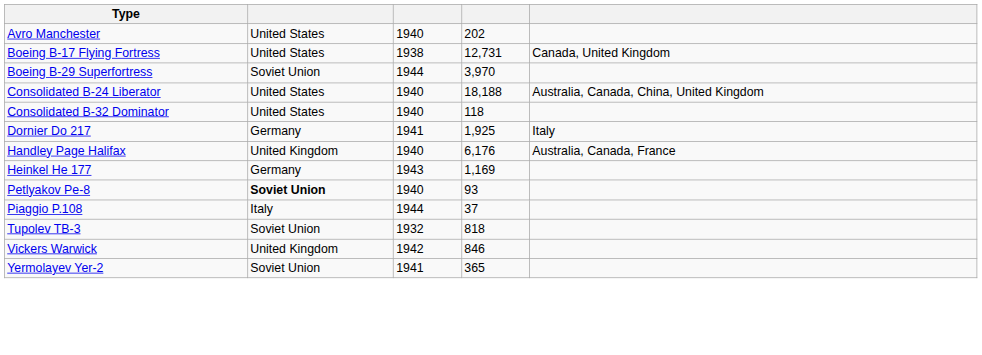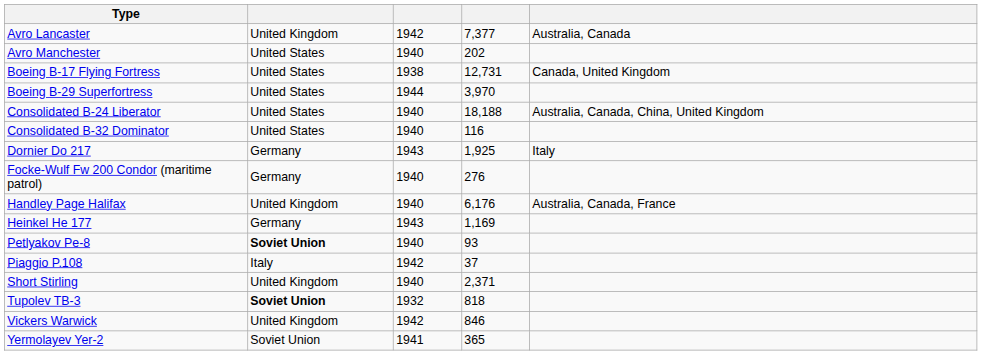+ row: (49, 33)
(285, 72) Soviet Union -> (287, 92) United States
(474, 111) 118 -> (474, 131) 116
(410, 131) 1941 -> (410, 151) 1943
+ row: (109, 177)
(410, 209) 1944 -> (410, 262) 1942
+ row: (42, 282)
(285, 229) normal -> (288, 301) bold
